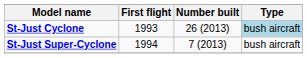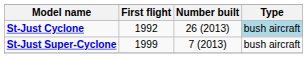(146, 28) 1993 -> (146, 28) 1992
(146, 45) 1994 -> (146, 45) 1999
